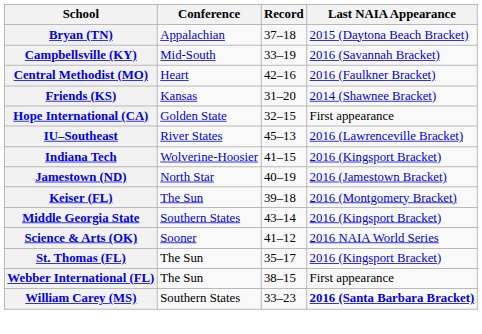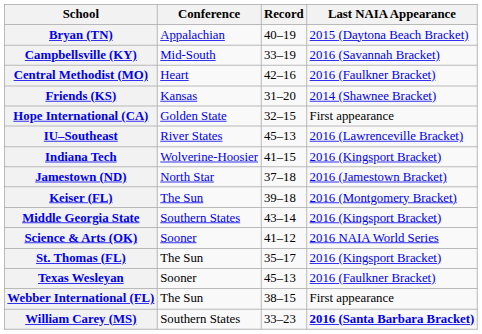(280, 34) 37–18 -> (280, 34) 40–19
(280, 177) 40–19 -> (280, 177) 37–18
+ row: (81, 278)
